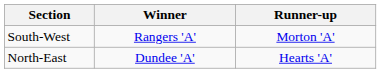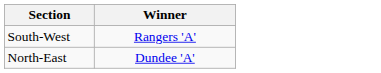- column: (306, 15)
